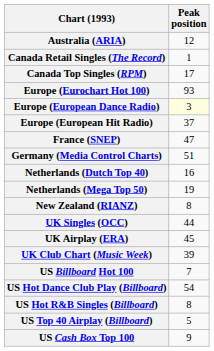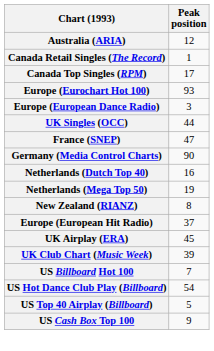(189, 106) lightyellow background -> (189, 106) no background
rows swapped: (87, 123) <-> (87, 222)
(189, 156) 51 -> (189, 156) 90
- row: (87, 304)
